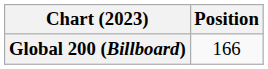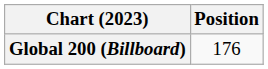(227, 49) 166 -> (227, 49) 176
